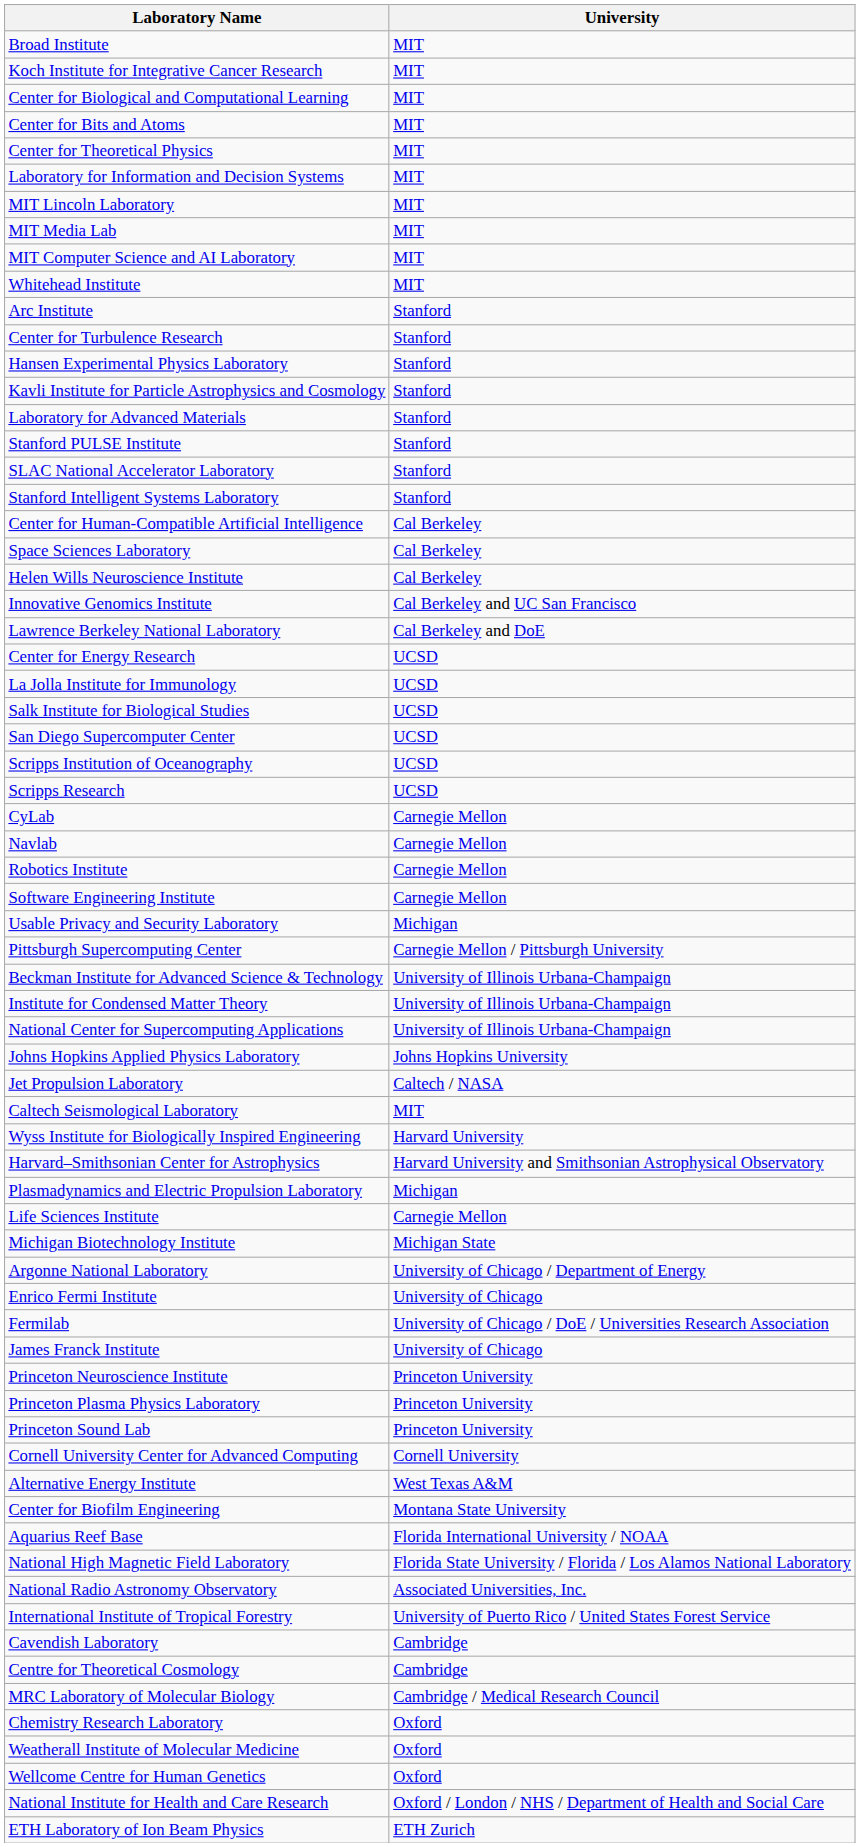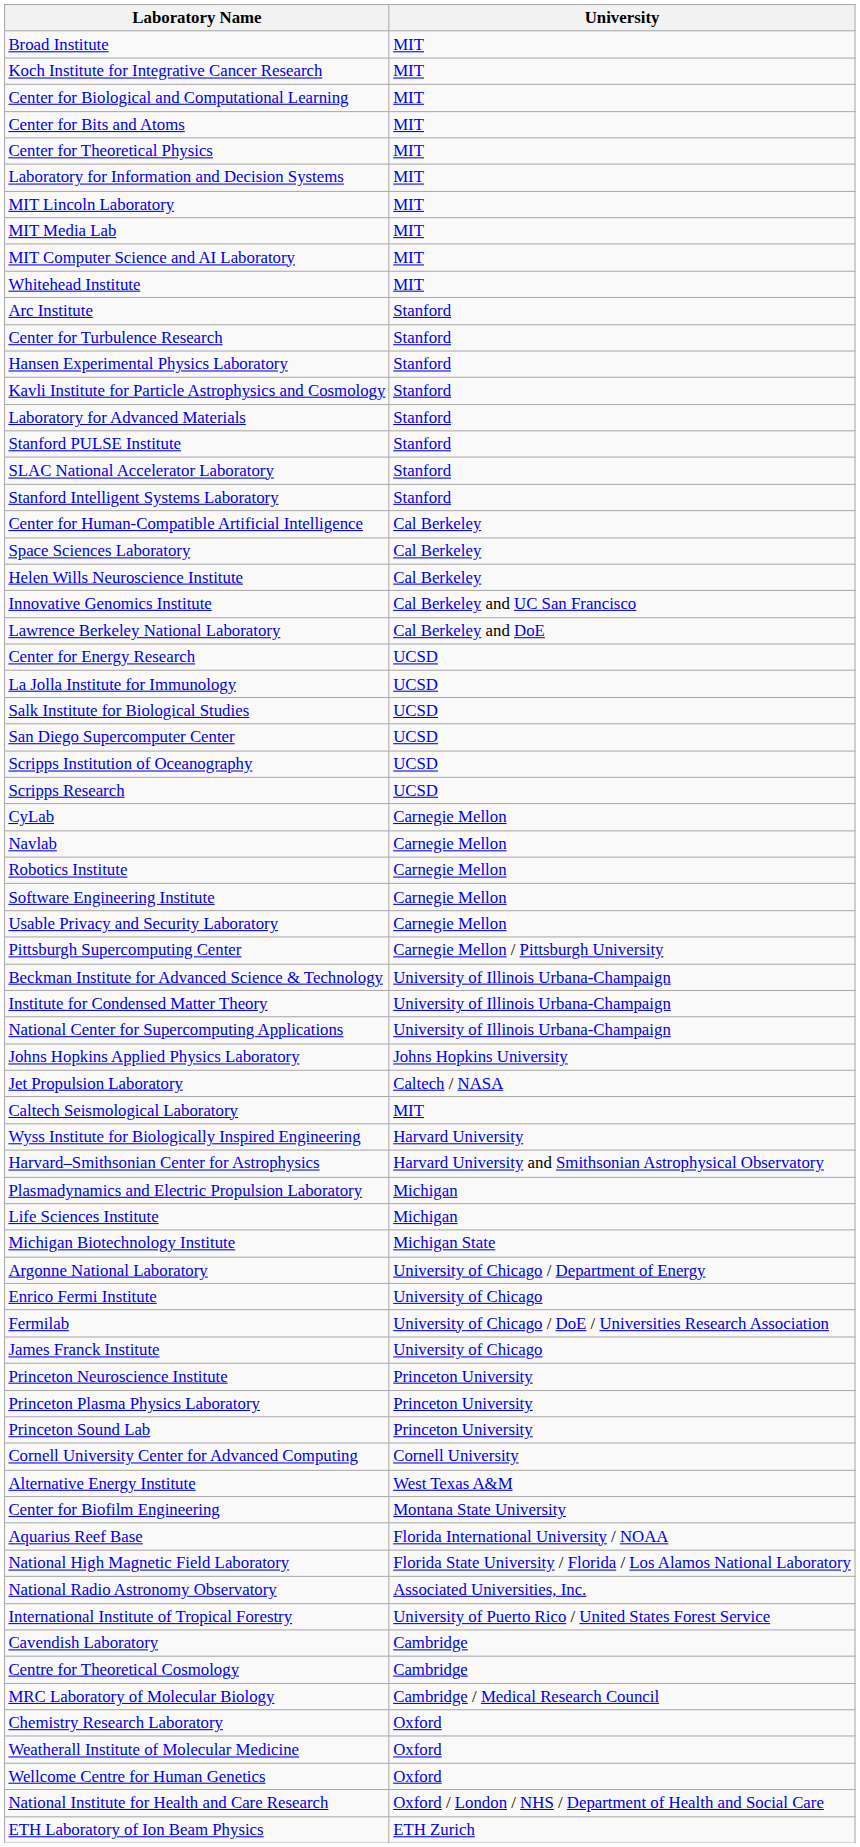(425, 923) Michigan -> (450, 923) Carnegie Mellon
(450, 1216) Carnegie Mellon -> (425, 1216) Michigan
